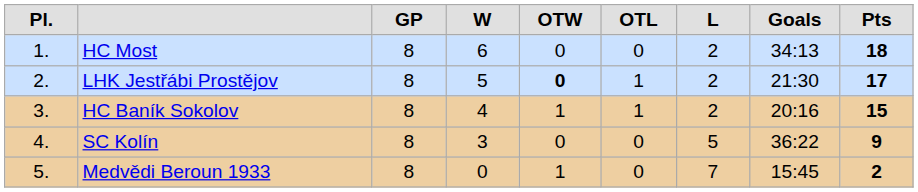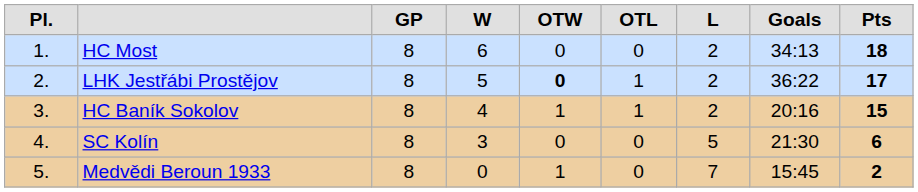(795, 80) 21:30 -> (795, 80) 36:22
(795, 141) 36:22 -> (795, 141) 21:30
(877, 141) 9 -> (877, 141) 6
